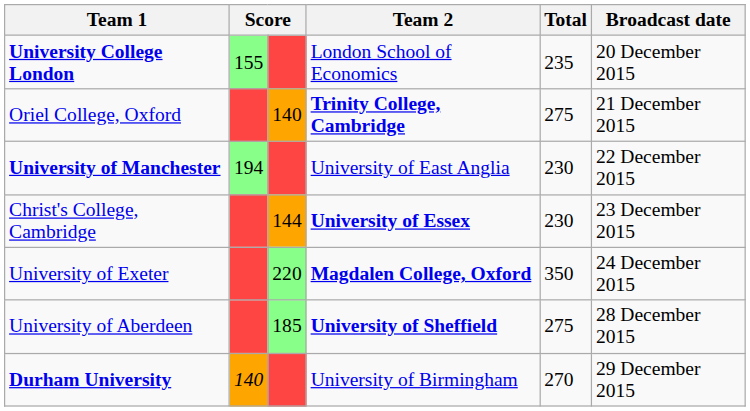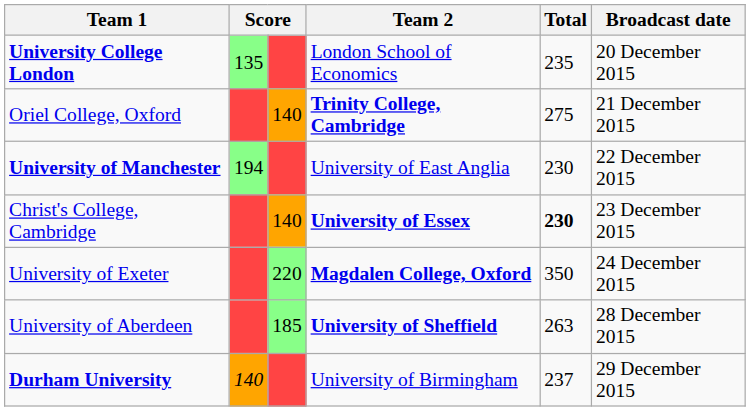(249, 61) 155 -> (249, 61) 135
(287, 220) 144 -> (287, 220) 140
(559, 220) normal -> (559, 220) bold
(559, 326) 275 -> (559, 326) 263
(559, 379) 270 -> (559, 379) 237
